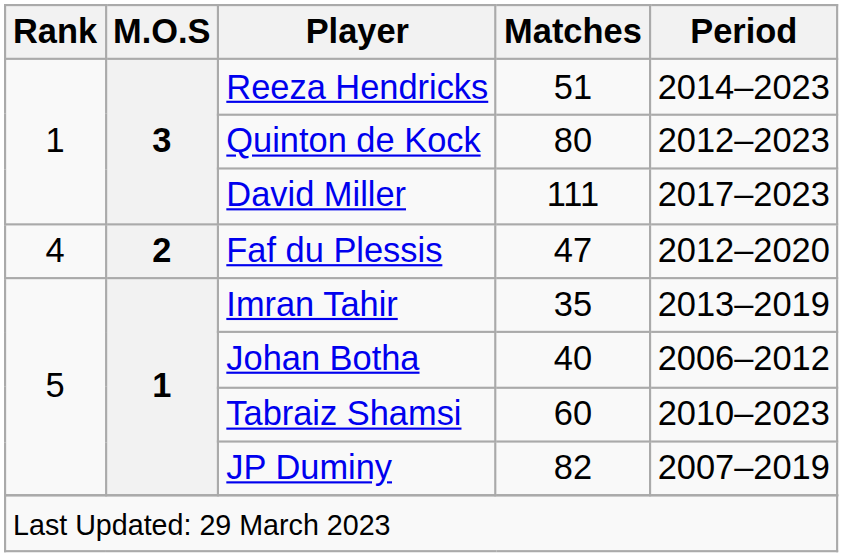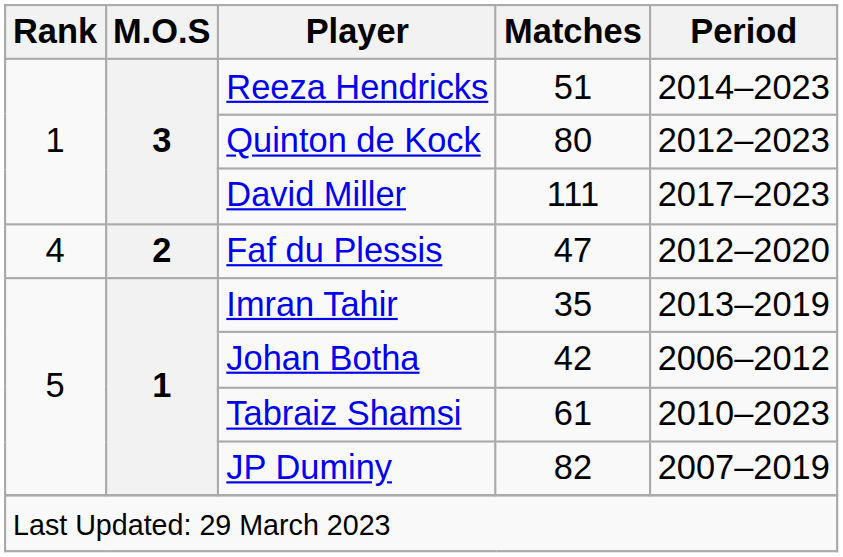(573, 359) 40 -> (573, 359) 42
(573, 413) 60 -> (573, 413) 61
